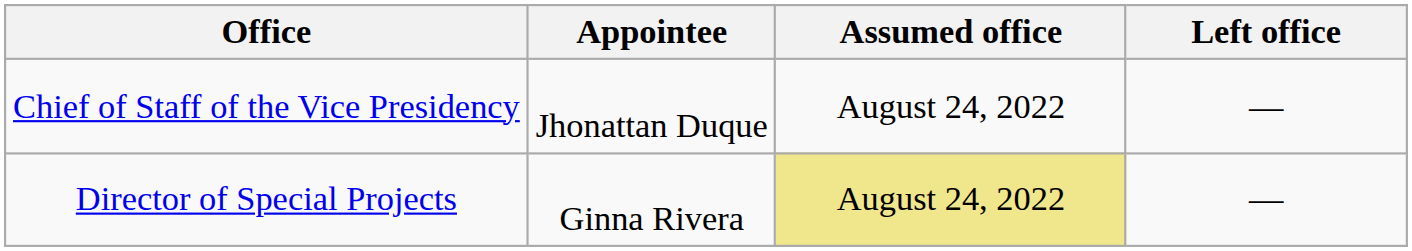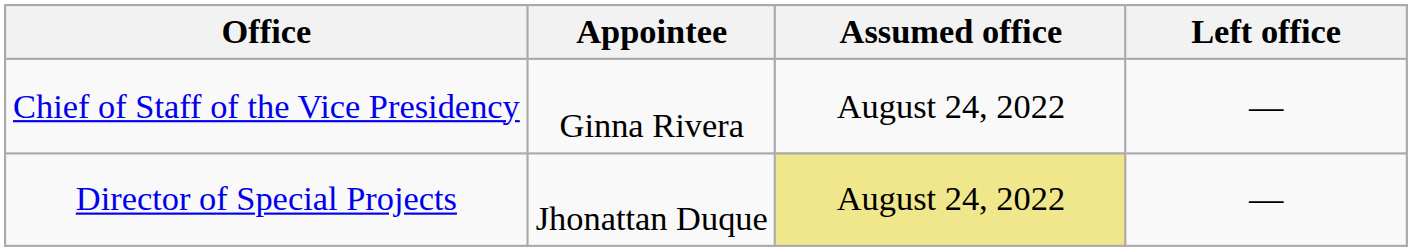(652, 125) Jhonattan Duque -> (652, 125) Ginna Rivera
(652, 218) Ginna Rivera -> (652, 218) Jhonattan Duque
